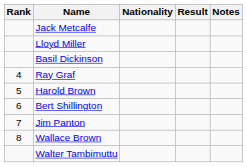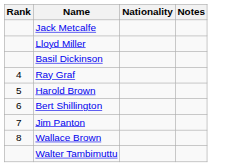- column: (193, 12)
